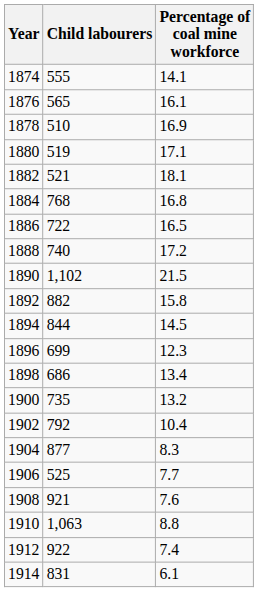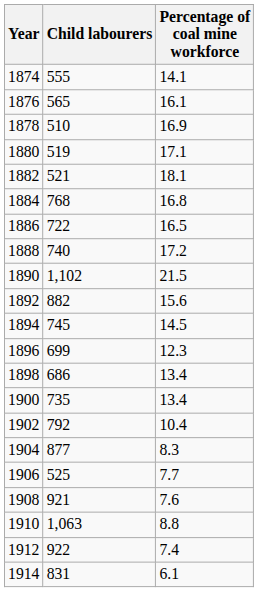(173, 300) 15.8 -> (173, 300) 15.6
(58, 325) 844 -> (58, 325) 745
(173, 400) 13.2 -> (173, 400) 13.4
